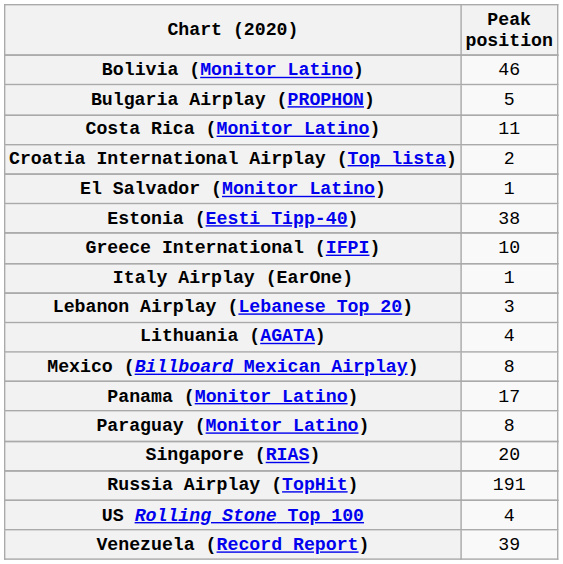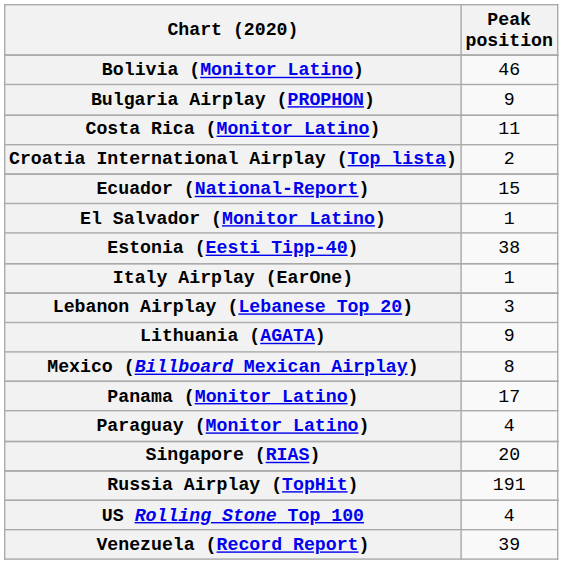(509, 100) 5 -> (509, 100) 9
+ row: (233, 189)
- row: (233, 248)
(509, 337) 4 -> (509, 337) 9
(509, 426) 8 -> (509, 426) 4
